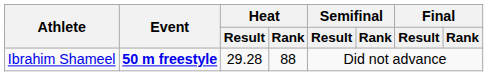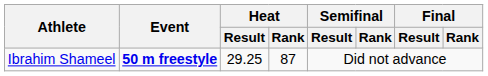(244, 60) 29.28 -> (244, 60) 29.25
(288, 60) 88 -> (288, 60) 87
